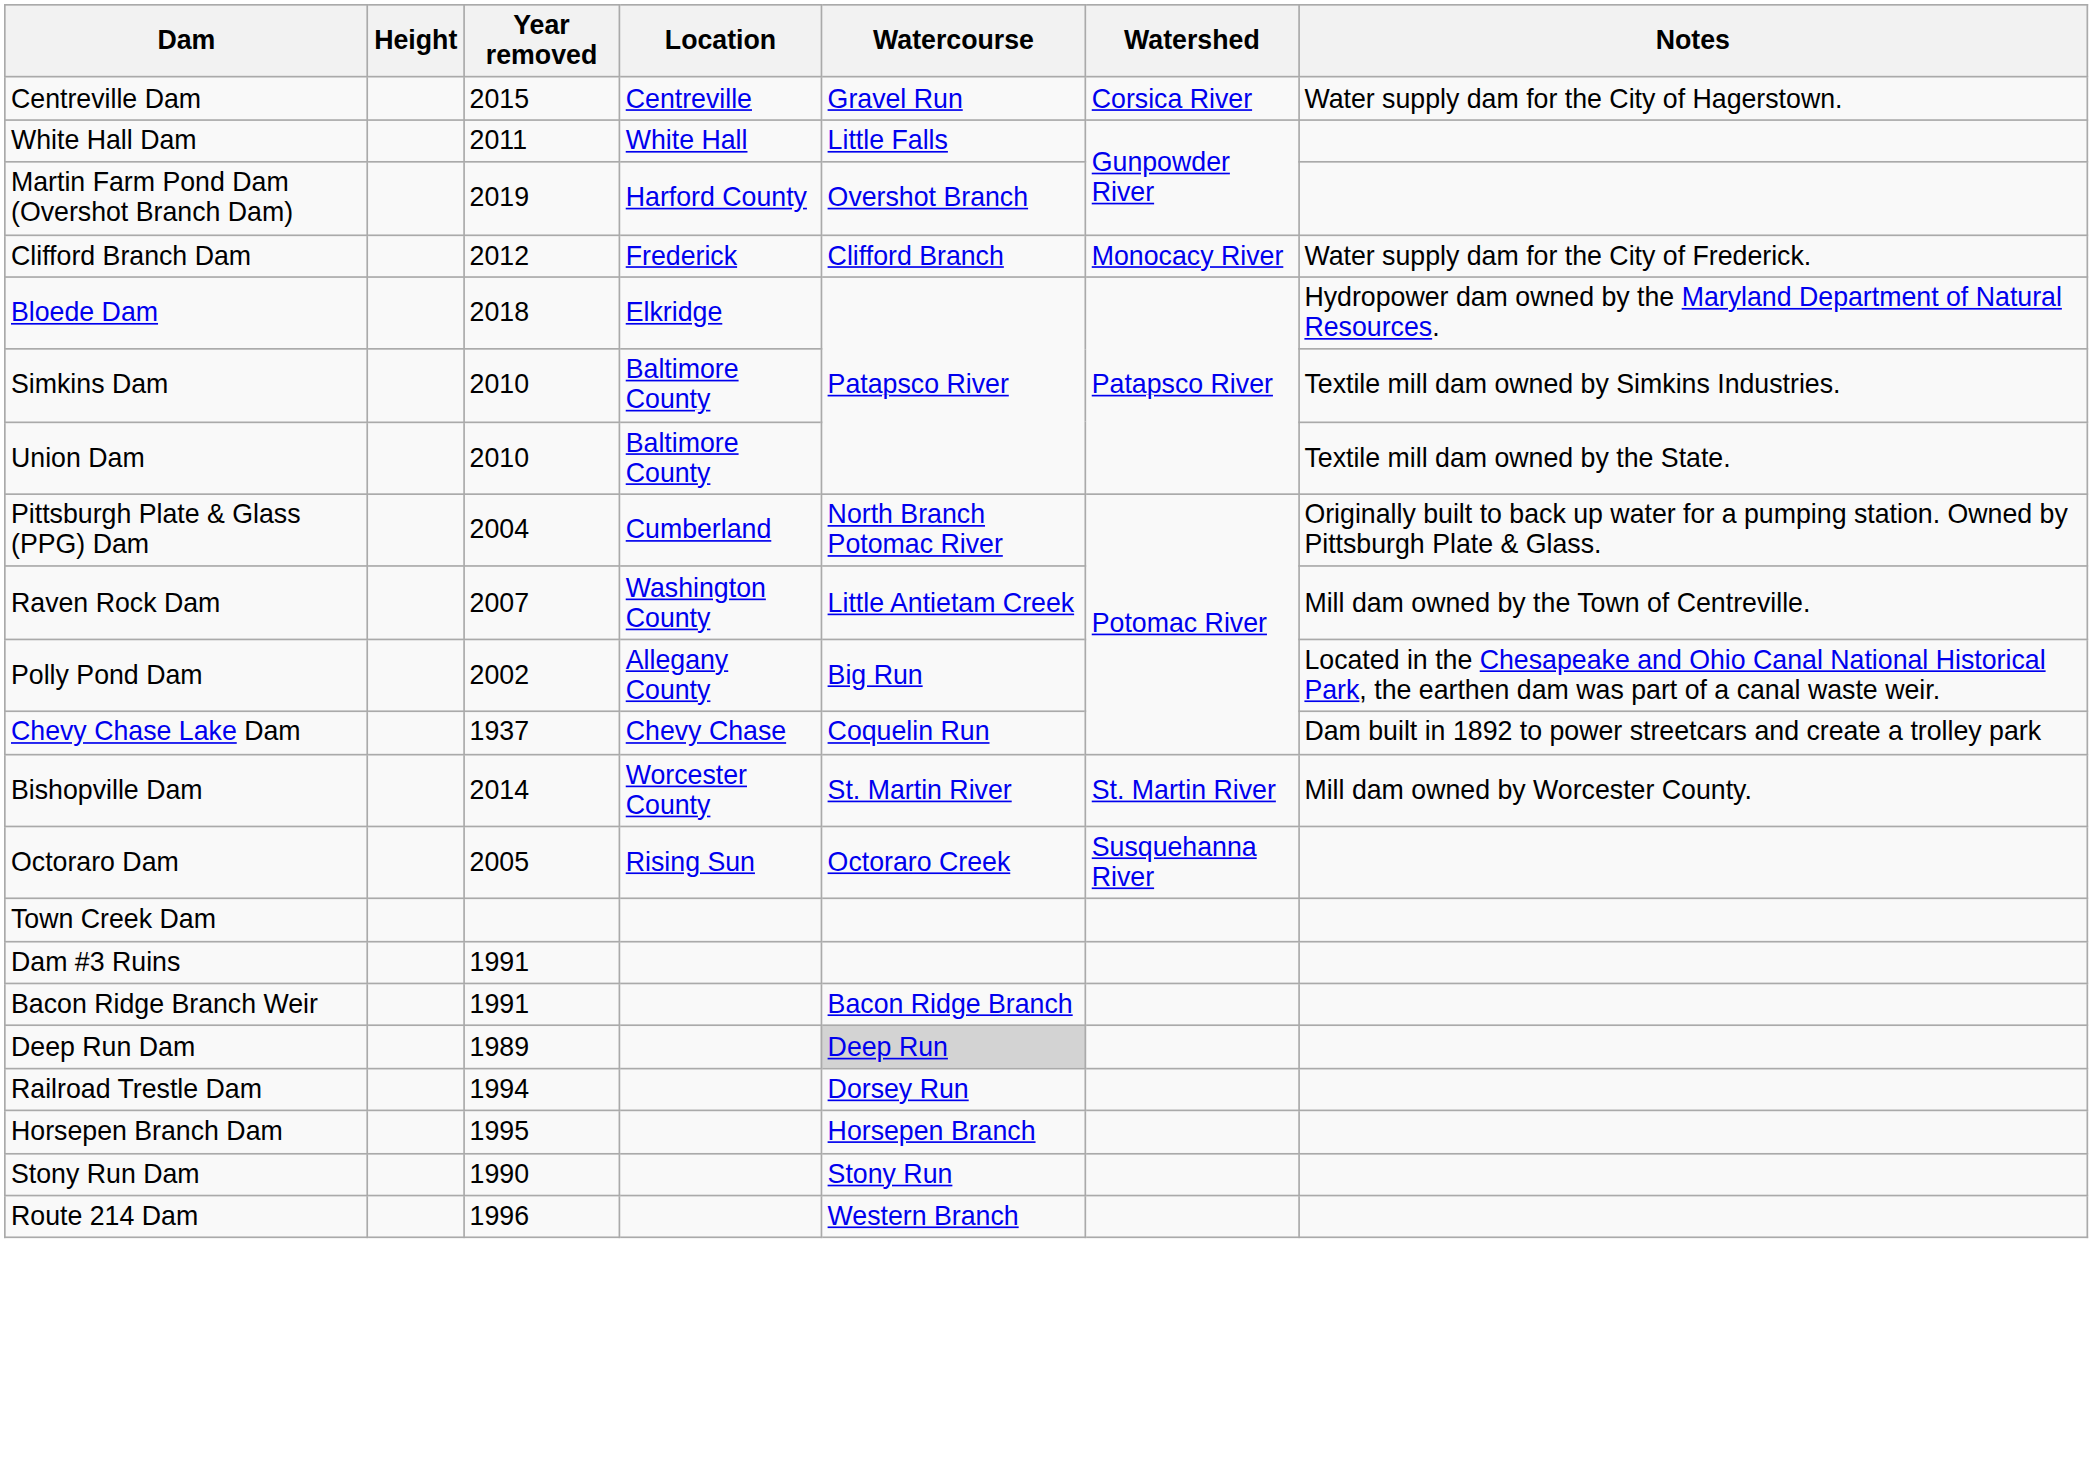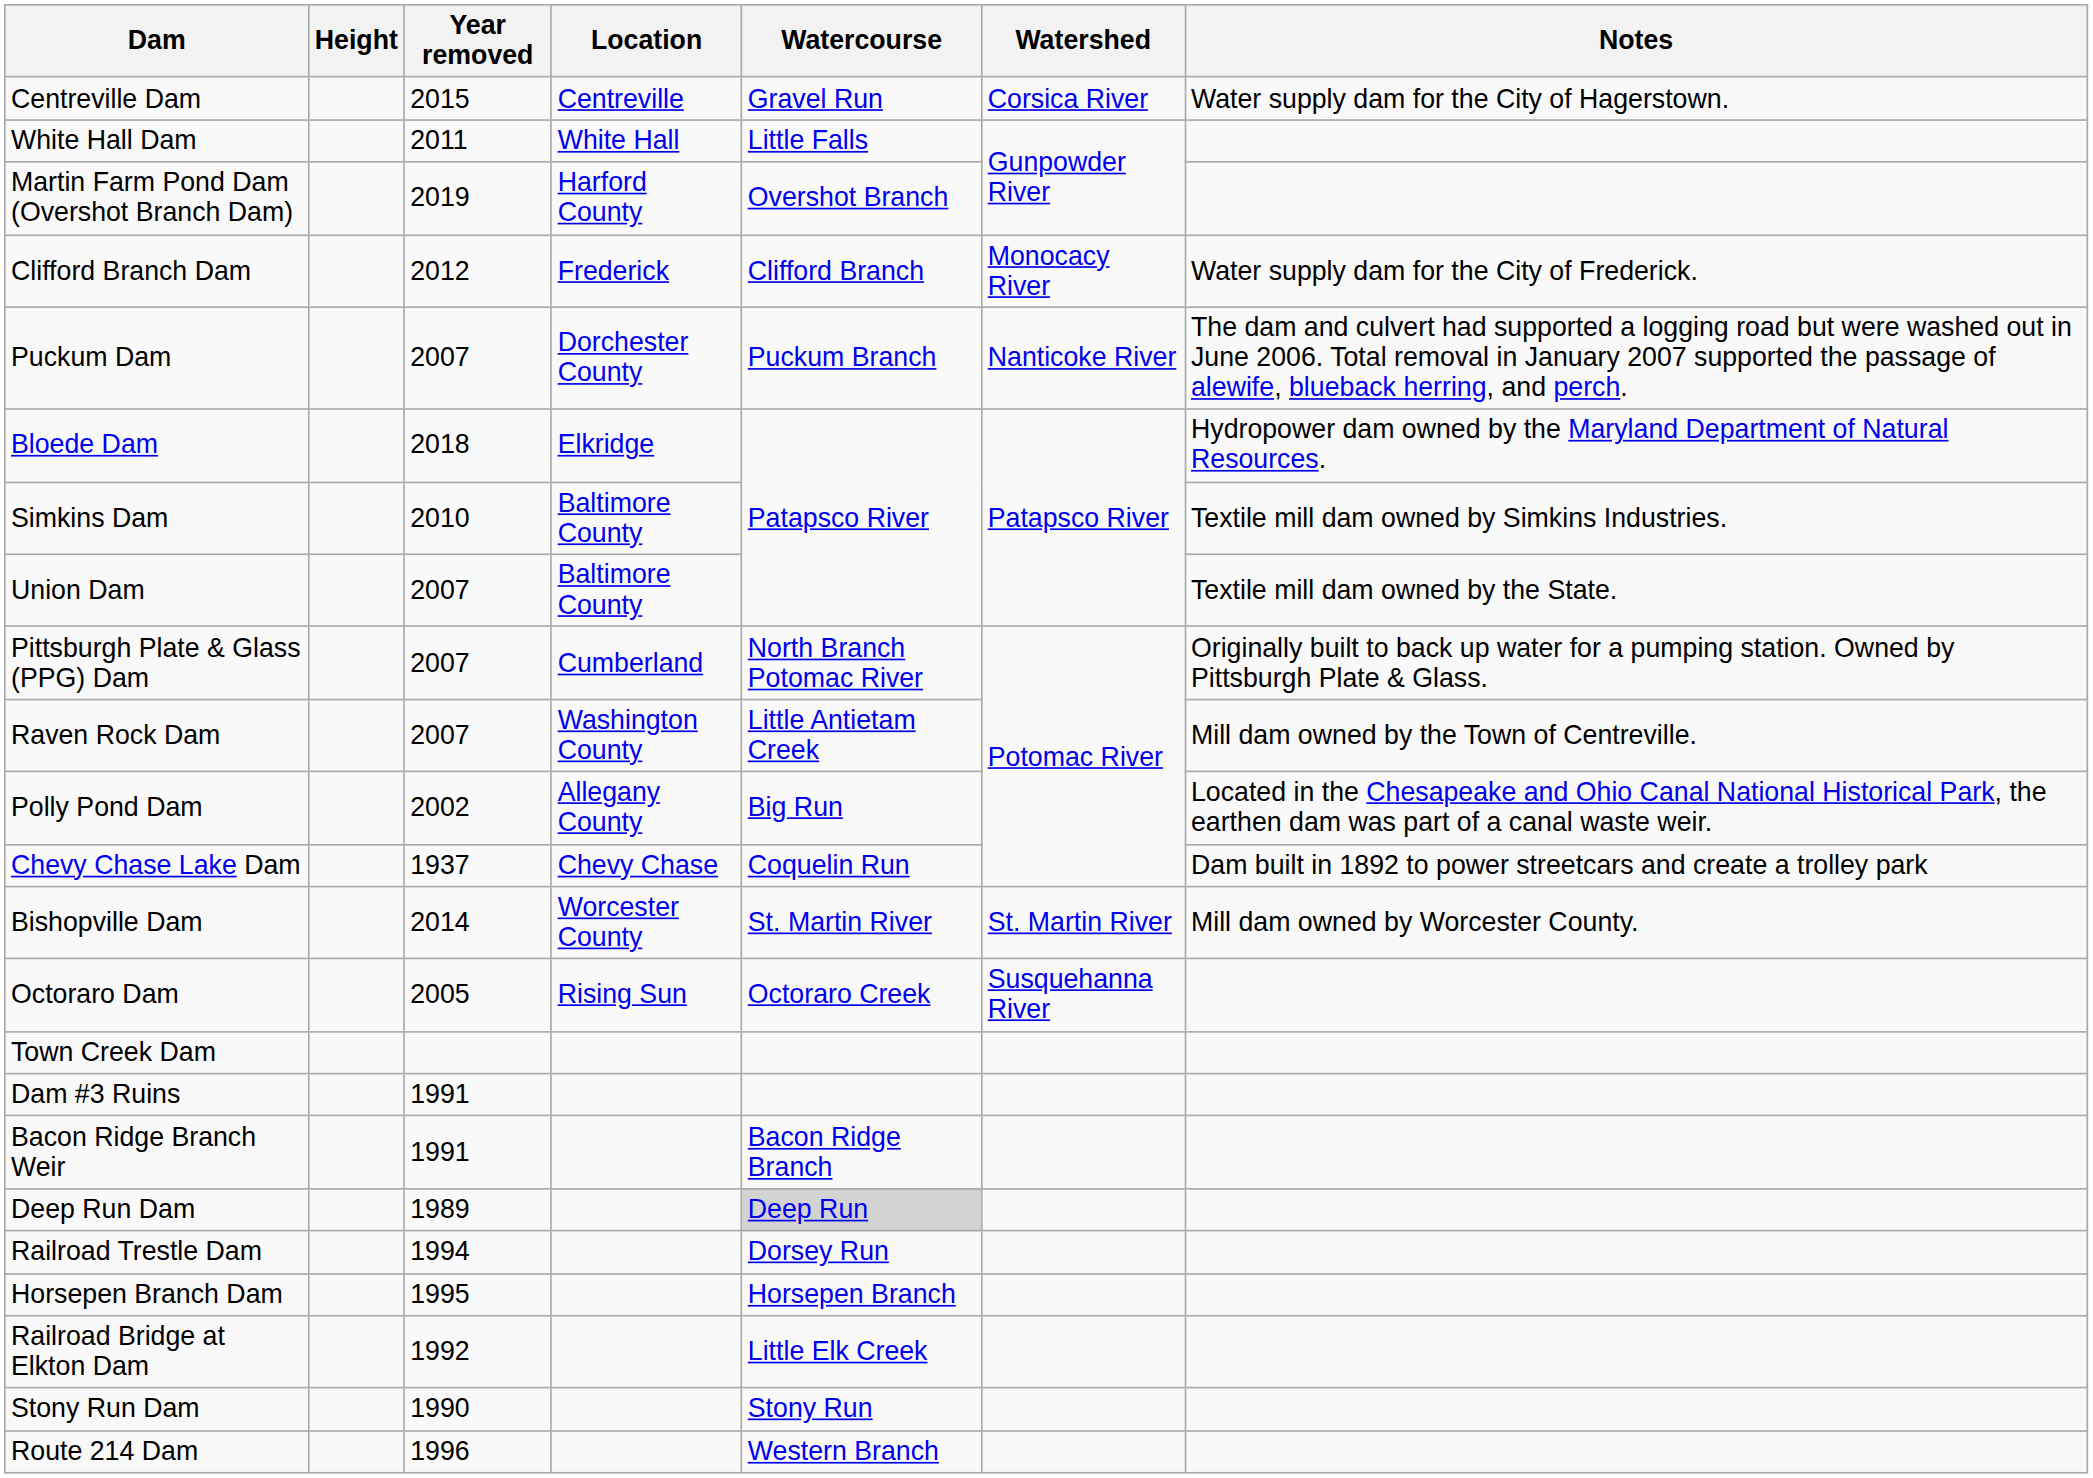+ row: (91, 357)
(499, 457) 2010 -> (440, 590) 2007
(499, 530) 2004 -> (440, 662) 2007
+ row: (118, 1351)
